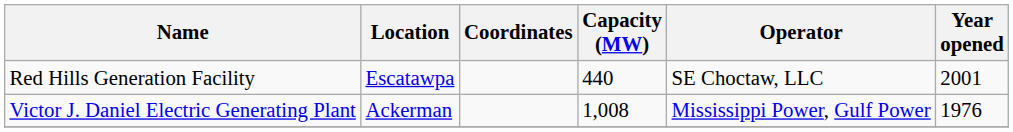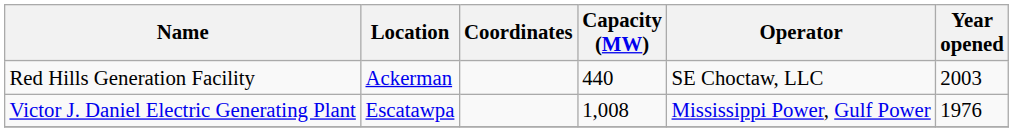(410, 77) Escatawpa -> (409, 77) Ackerman
(961, 77) 2001 -> (961, 77) 2003
(409, 110) Ackerman -> (410, 110) Escatawpa
